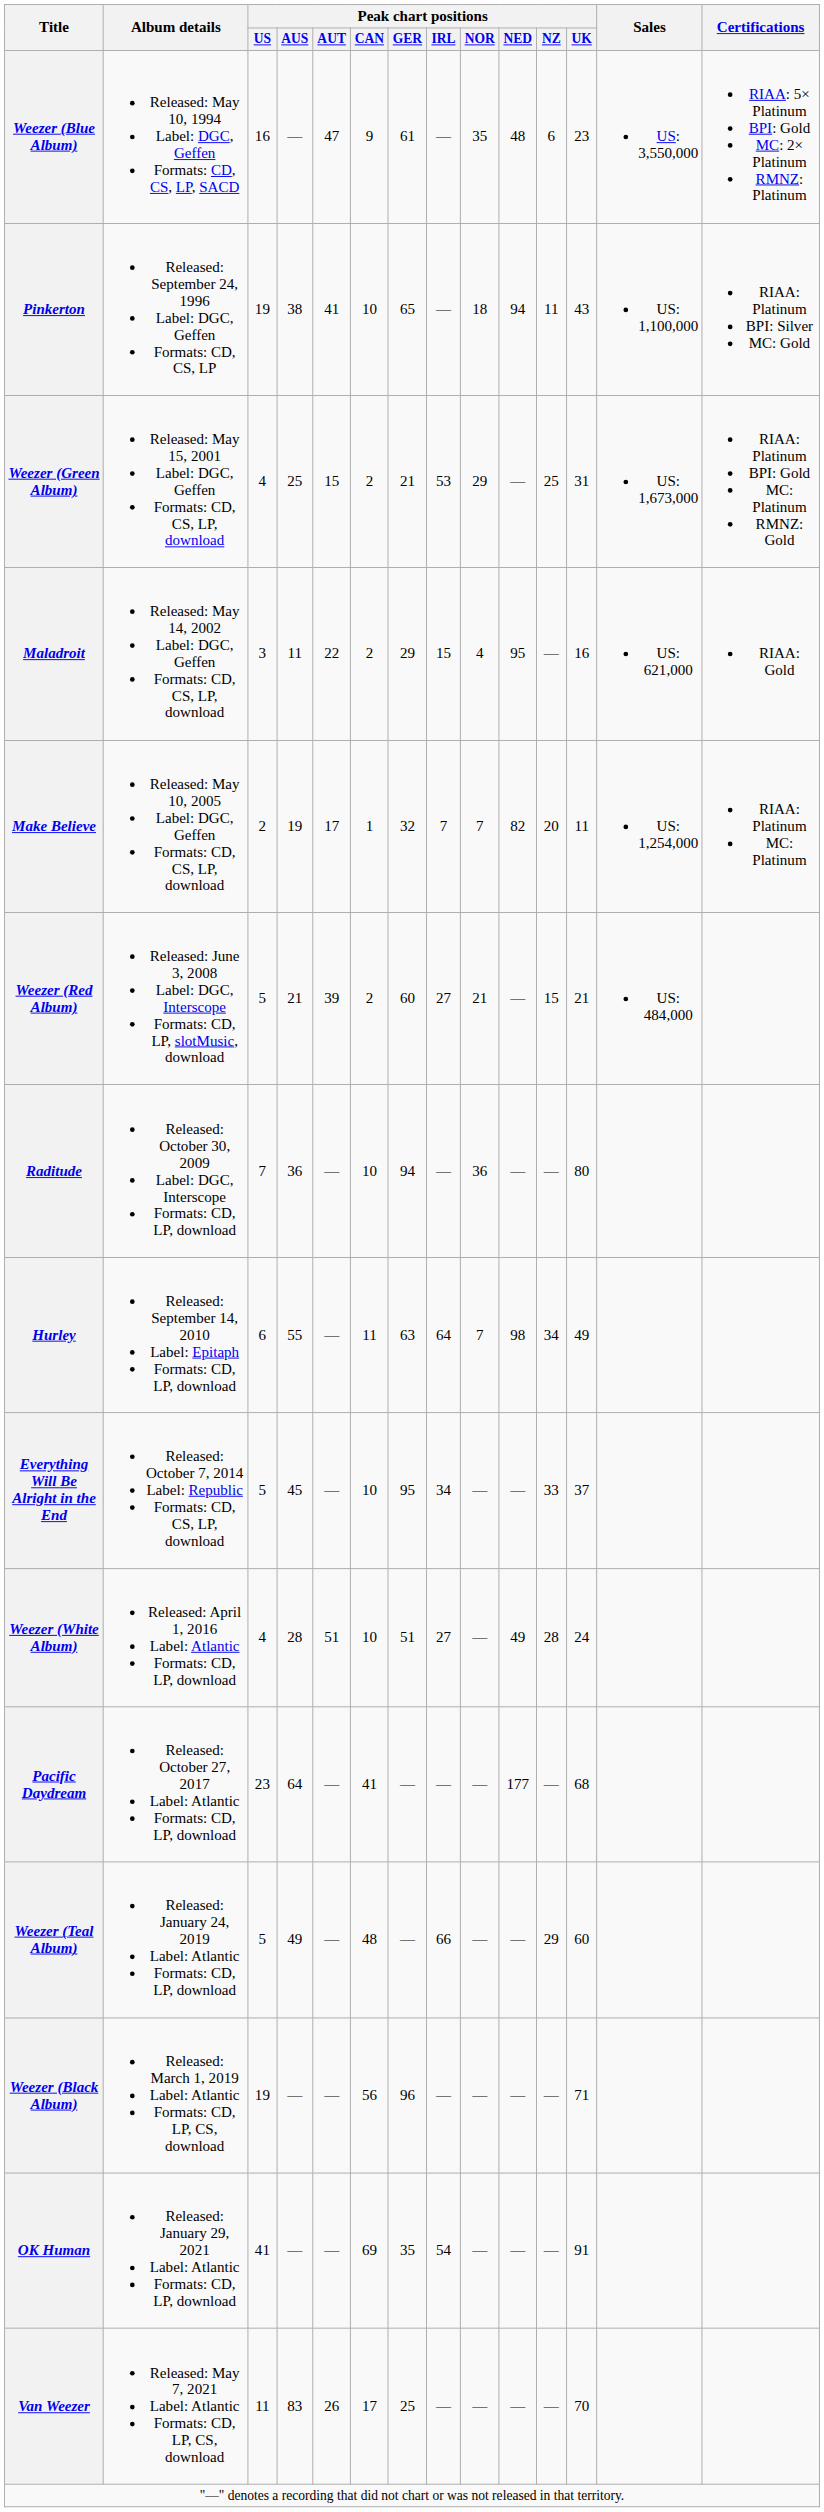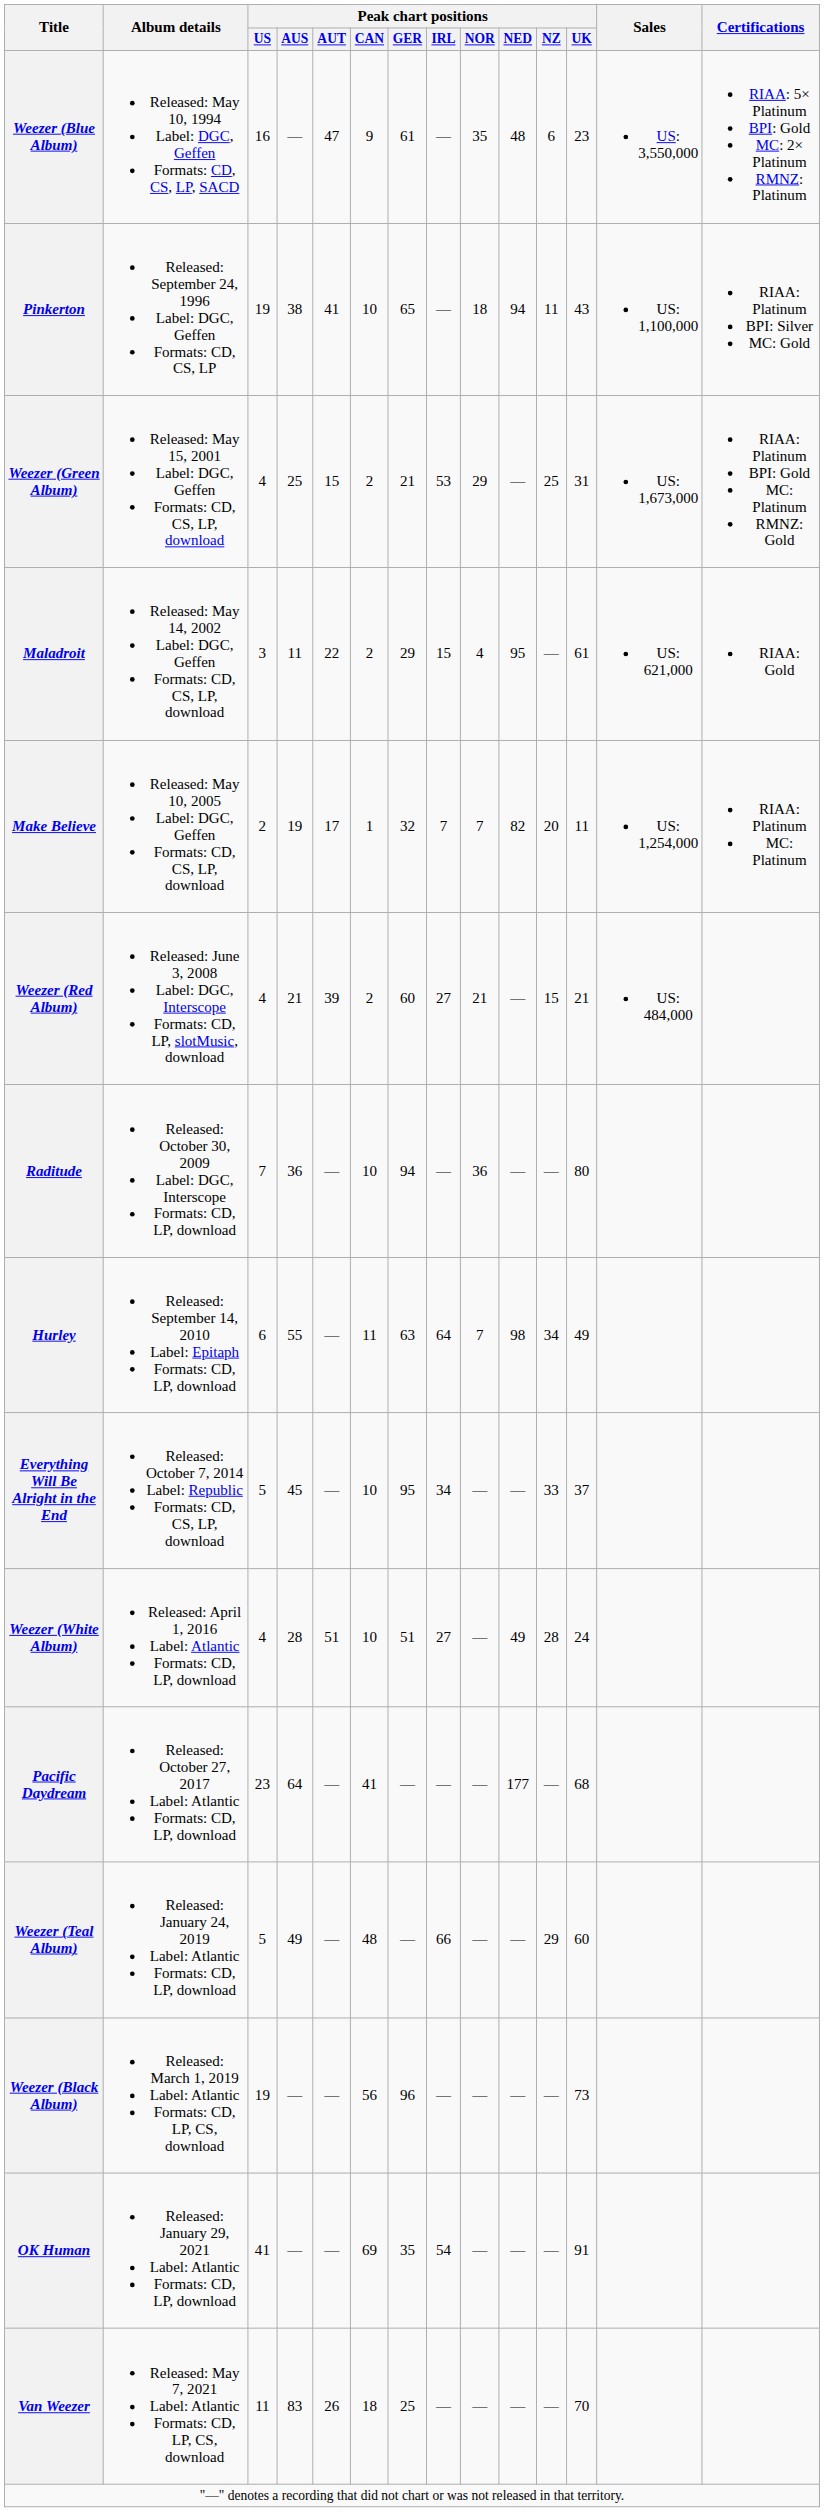(582, 653) 16 -> (582, 653) 61
(262, 998) 5 -> (262, 998) 4
(582, 2095) 71 -> (582, 2095) 73
(369, 2406) 17 -> (369, 2406) 18
